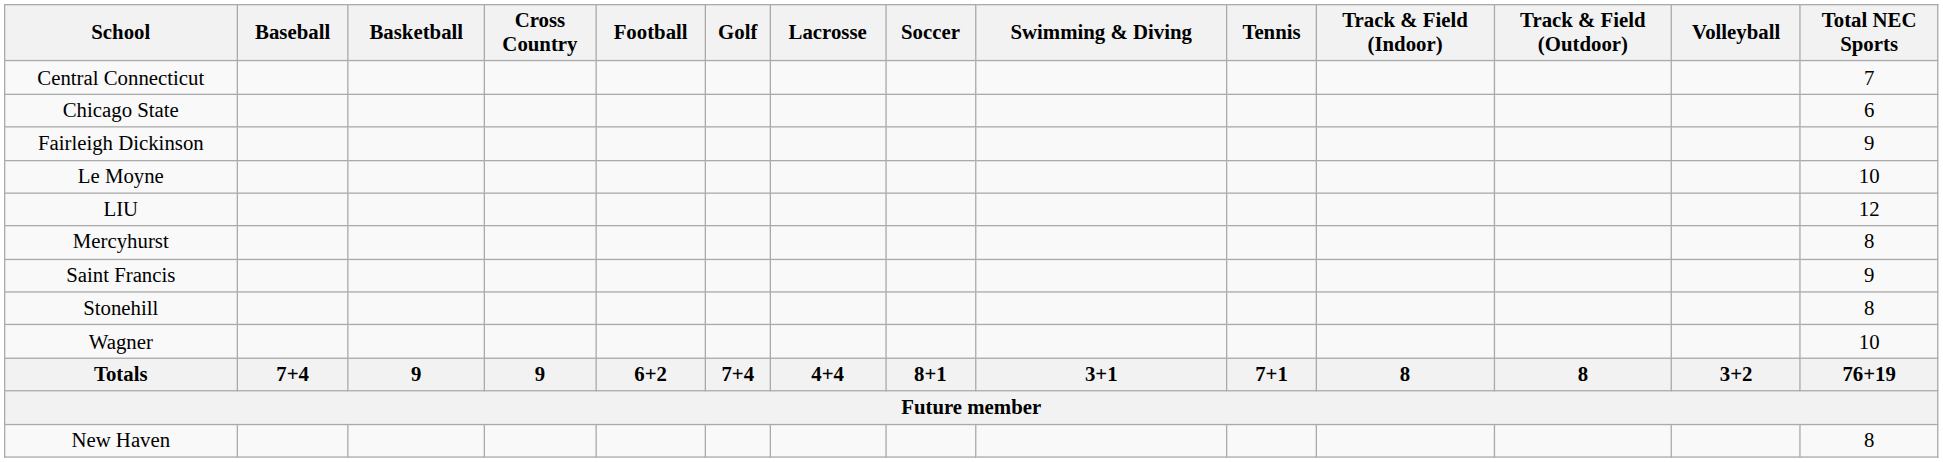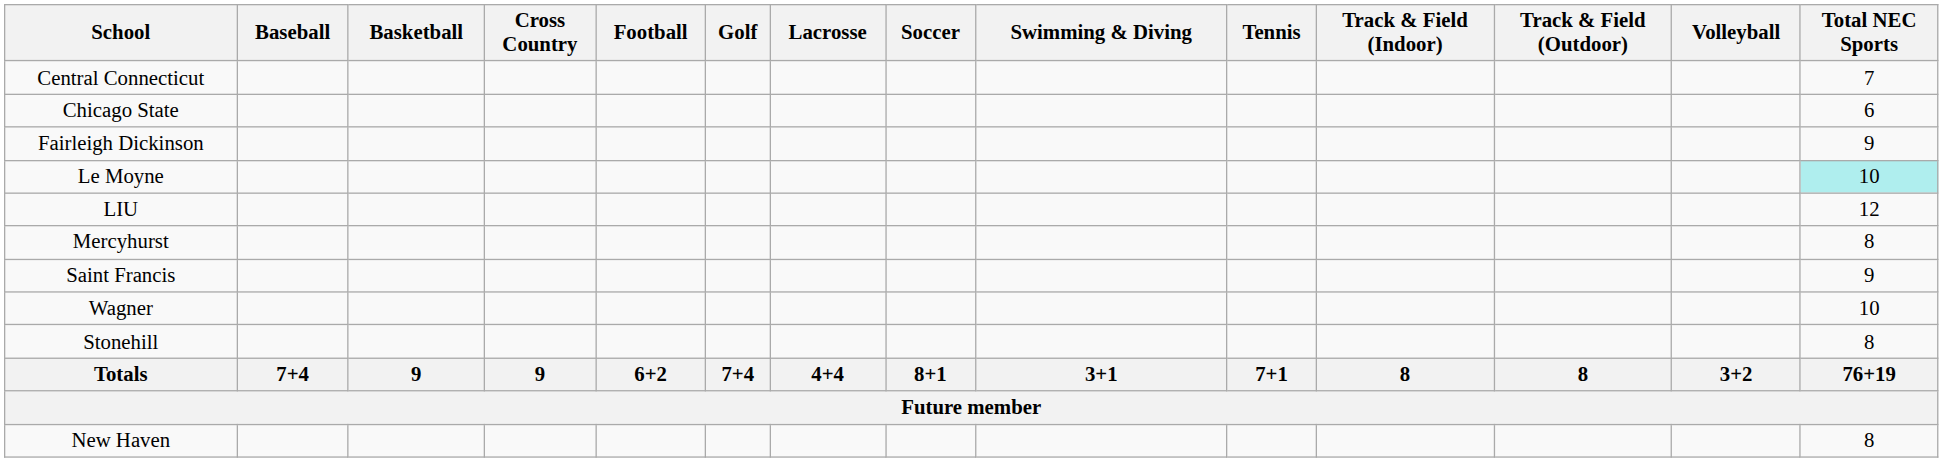(1869, 176) no background -> (1869, 176) paleturquoise background
rows swapped: (121, 308) <-> (121, 341)
